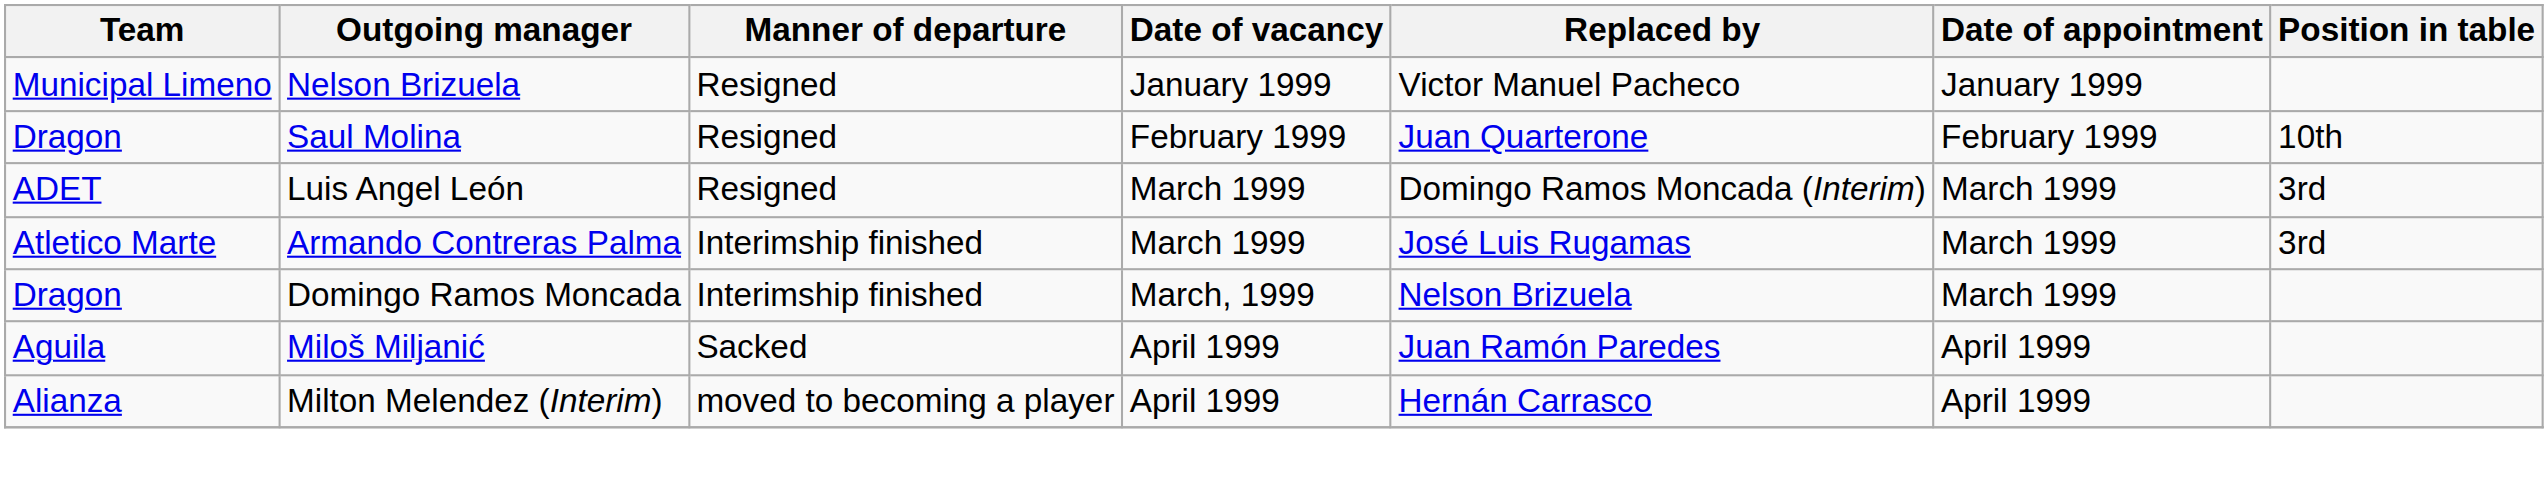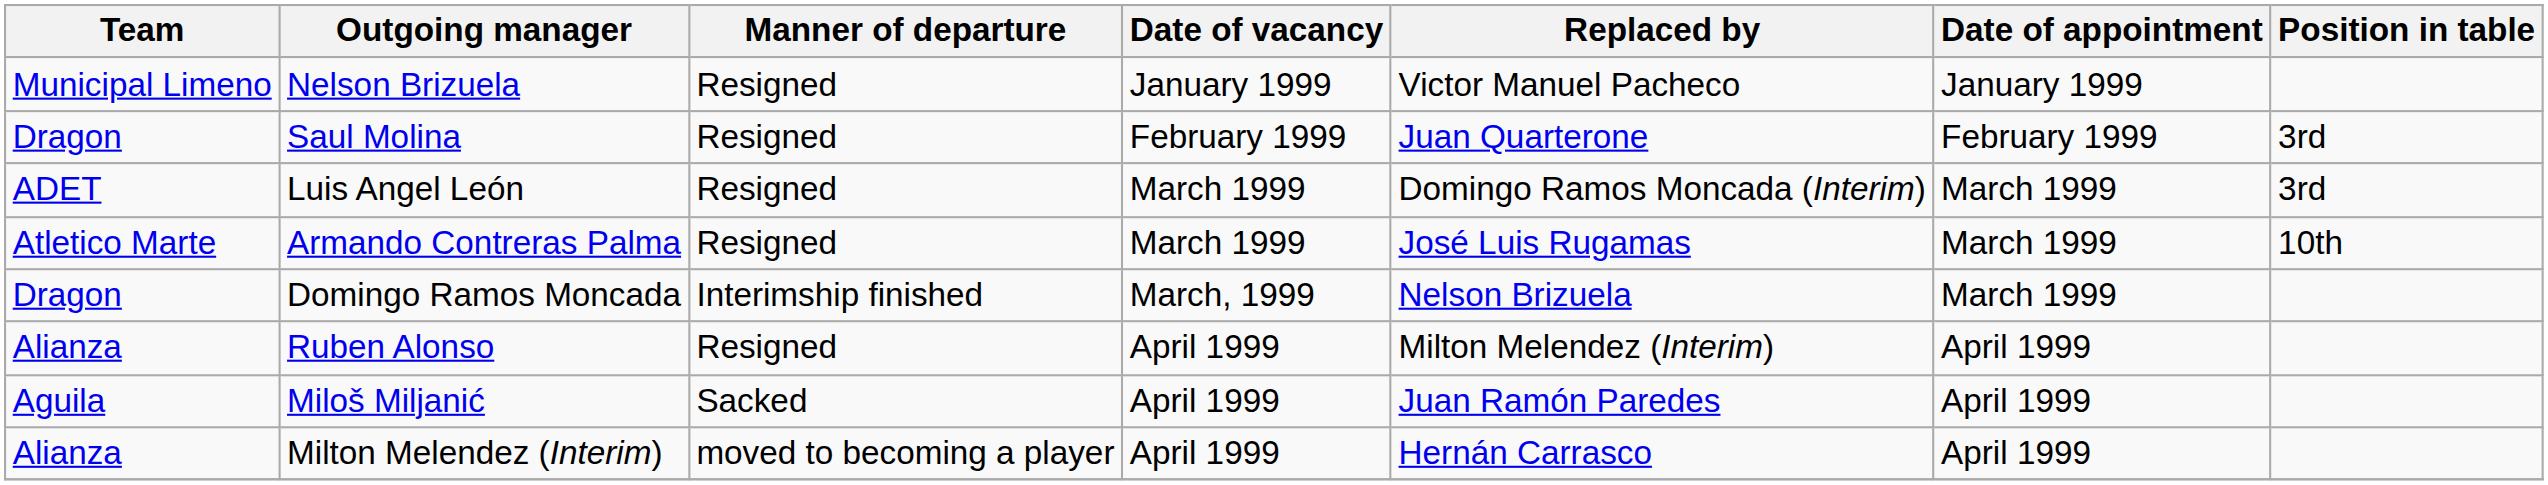(2311, 136) 10th -> (2302, 136) 3rd
(840, 242) Interimship finished -> (767, 242) Resigned
(2302, 242) 3rd -> (2311, 242) 10th
+ row: (391, 347)
